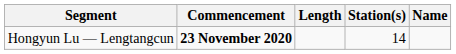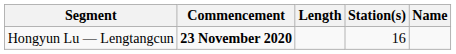(399, 37) 14 -> (399, 37) 16
